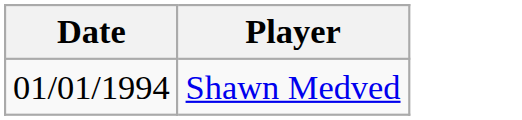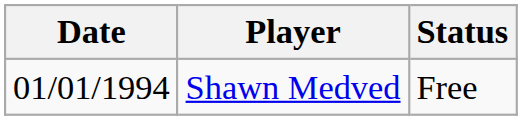+ column: (462, 31)
